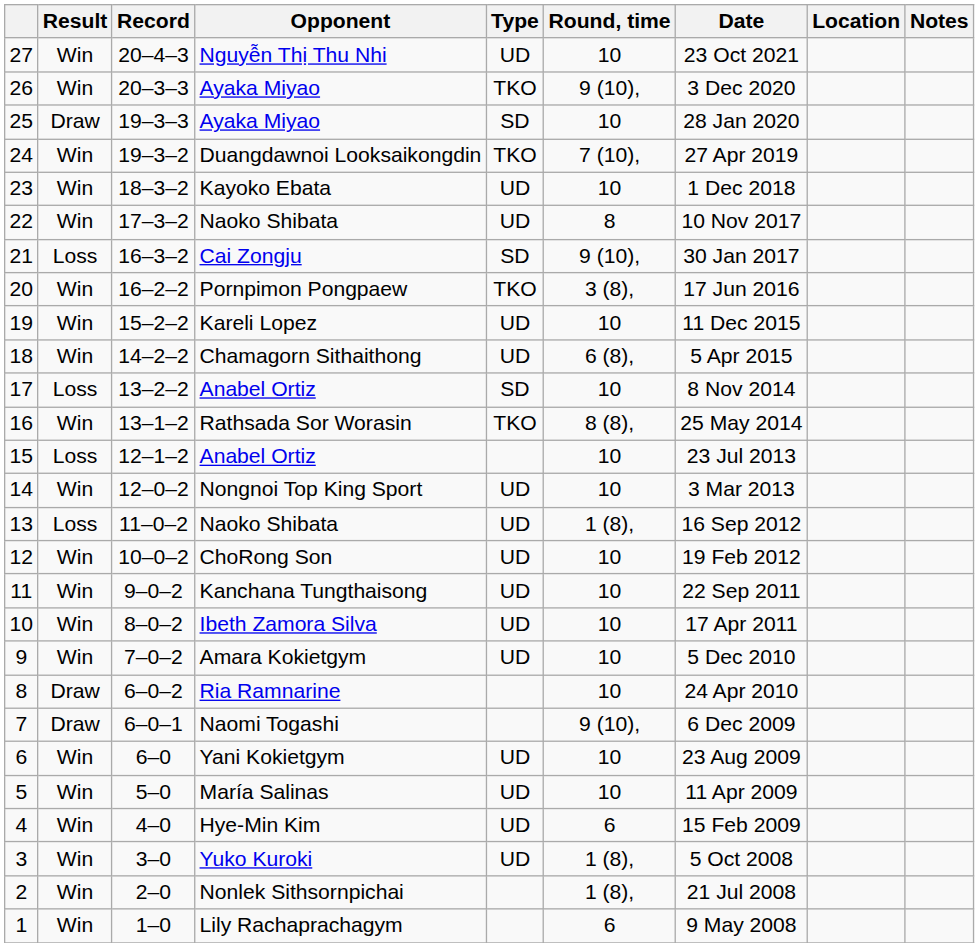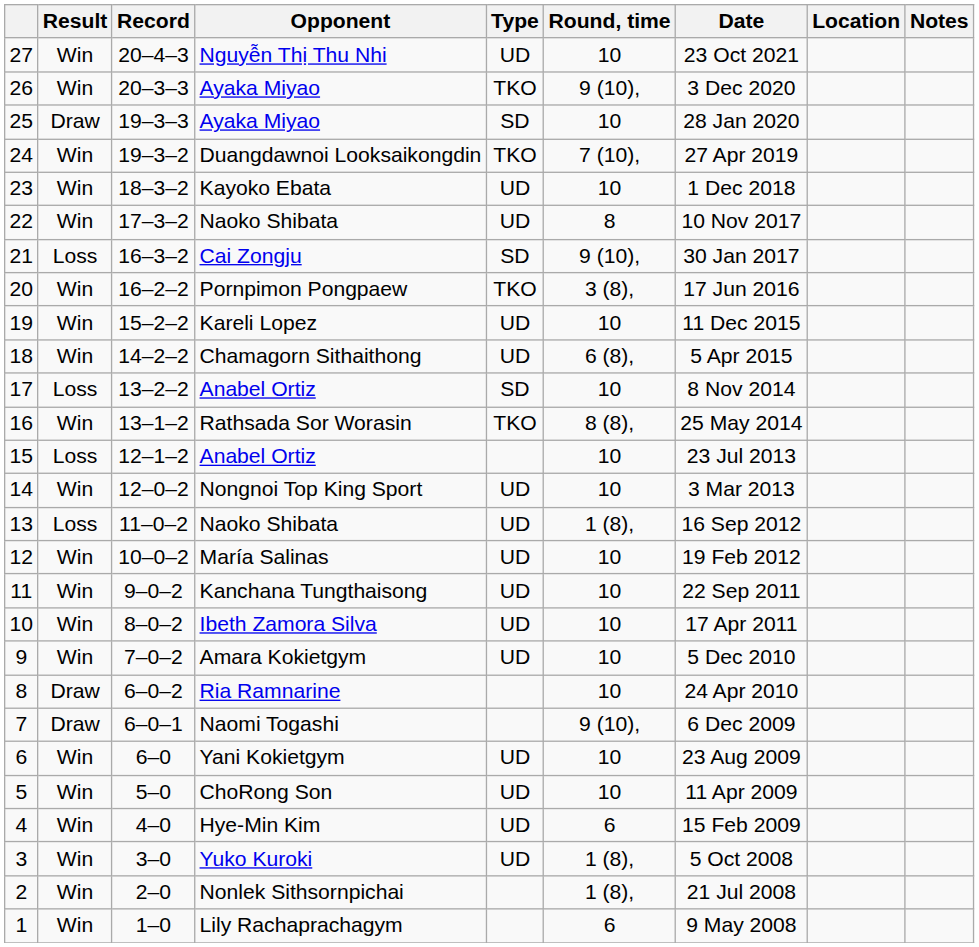(266, 557) ChoRong Son -> (264, 557) María Salinas
(264, 791) María Salinas -> (266, 791) ChoRong Son
